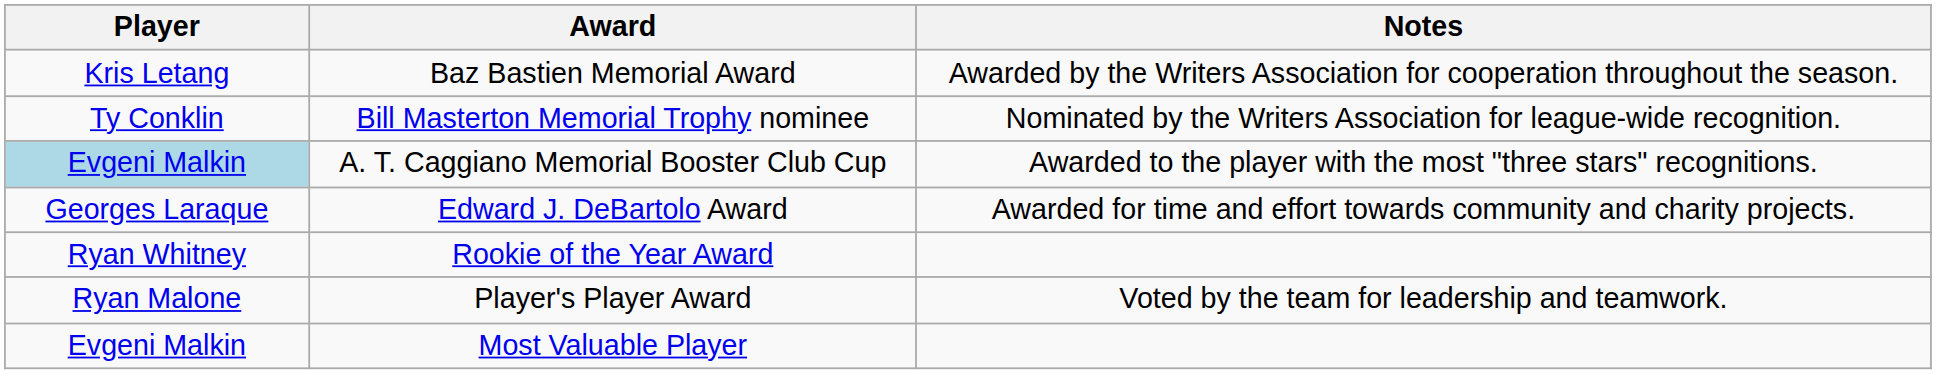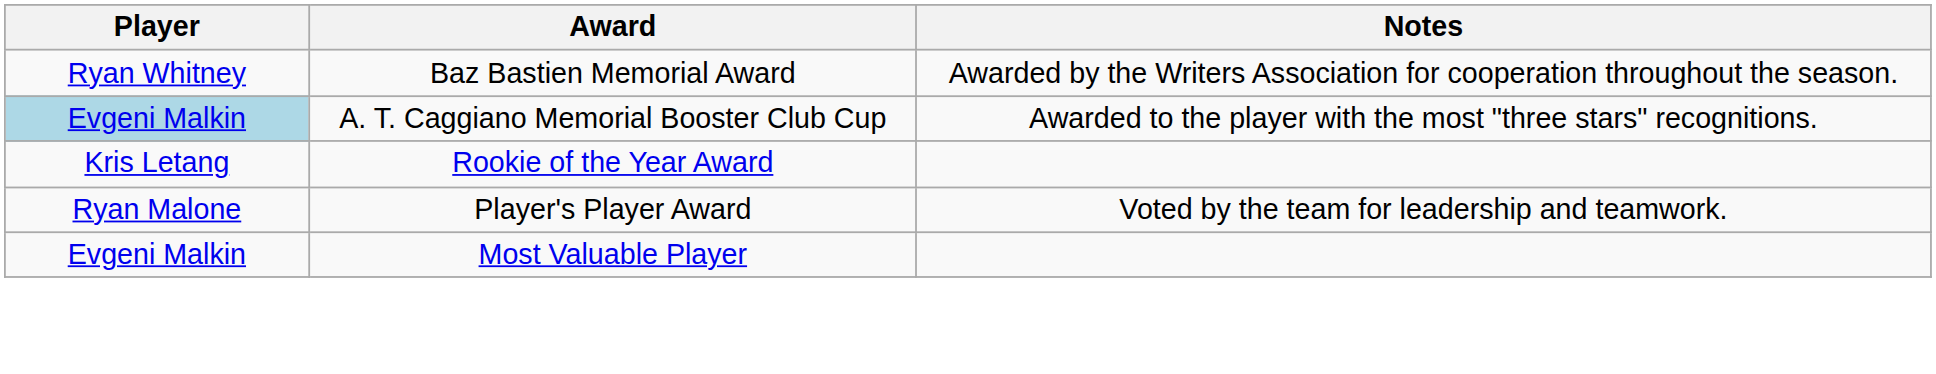(157, 72) Kris Letang -> (157, 72) Ryan Whitney
- row: (613, 118)
- row: (613, 208)
(157, 254) Ryan Whitney -> (157, 163) Kris Letang
